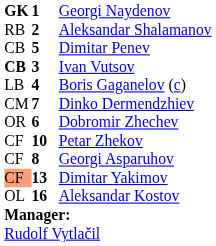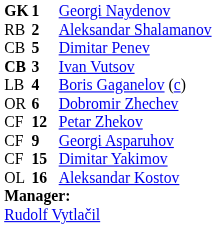- row: (126, 103)
(39, 140) 10 -> (39, 122) 12
(35, 159) 8 -> (35, 140) 9
(14, 177) lightsalmon background -> (14, 159) no background
(39, 177) 13 -> (39, 159) 15
